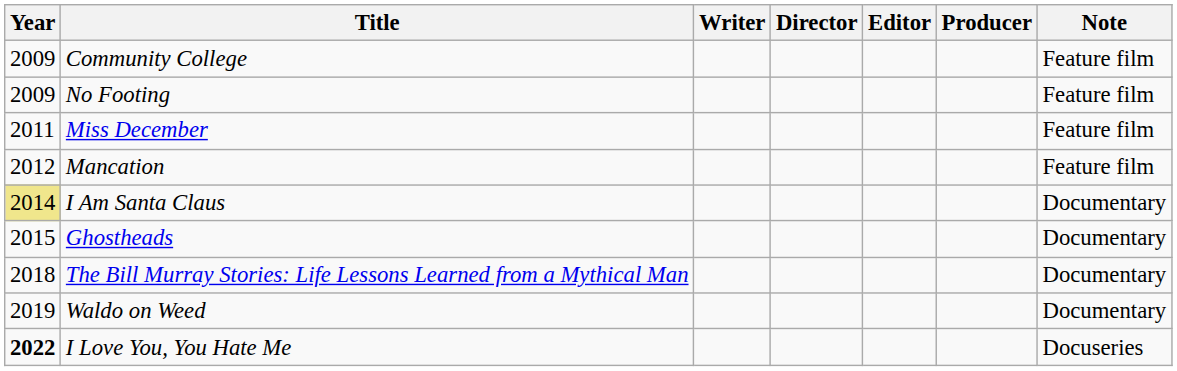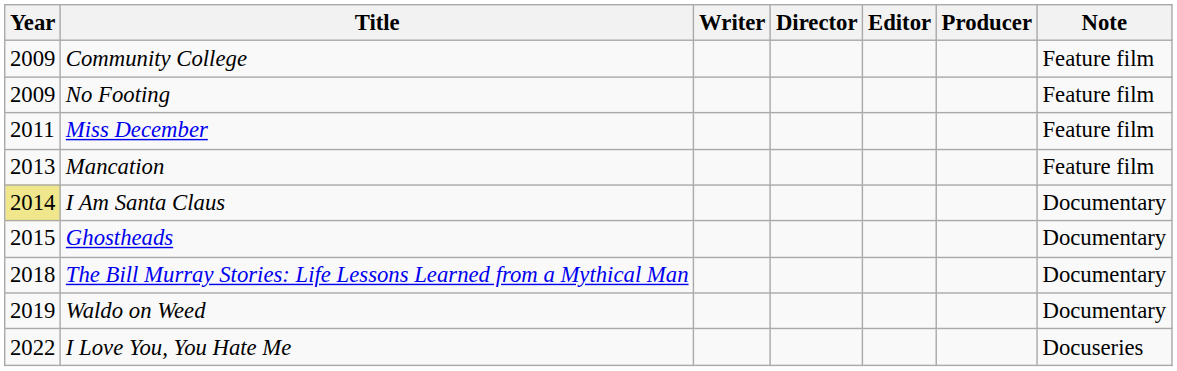(33, 166) 2012 -> (33, 166) 2013
(33, 346) bold -> (33, 346) normal
